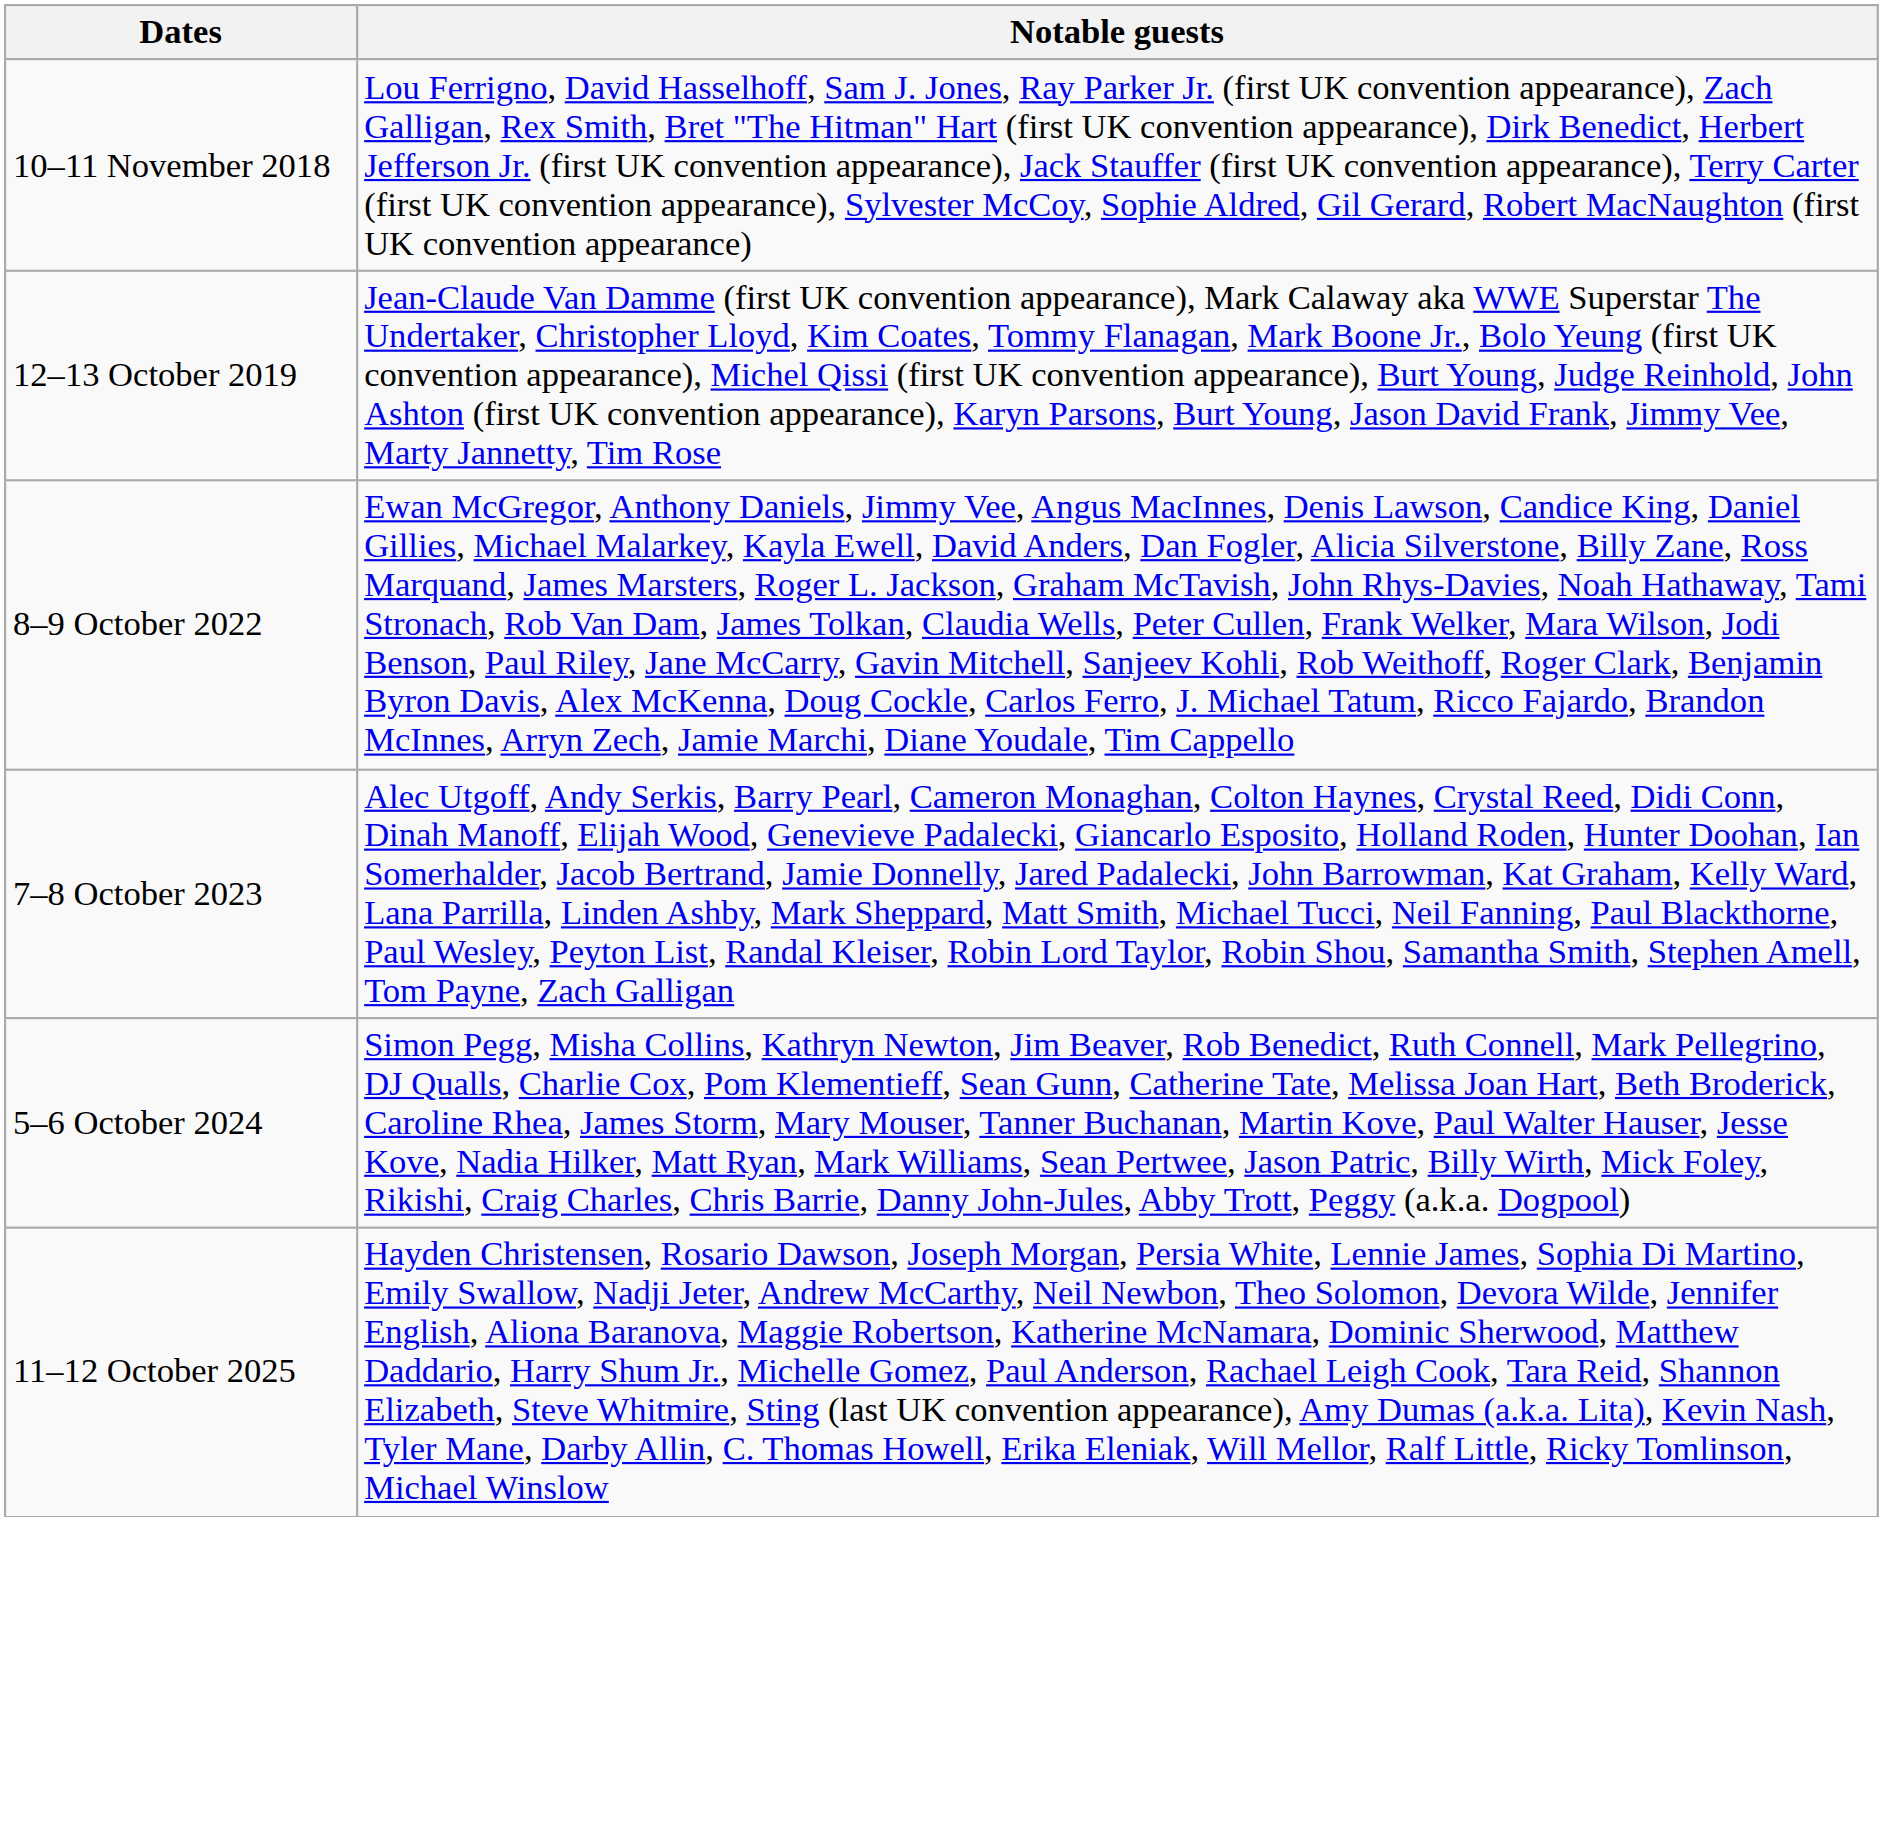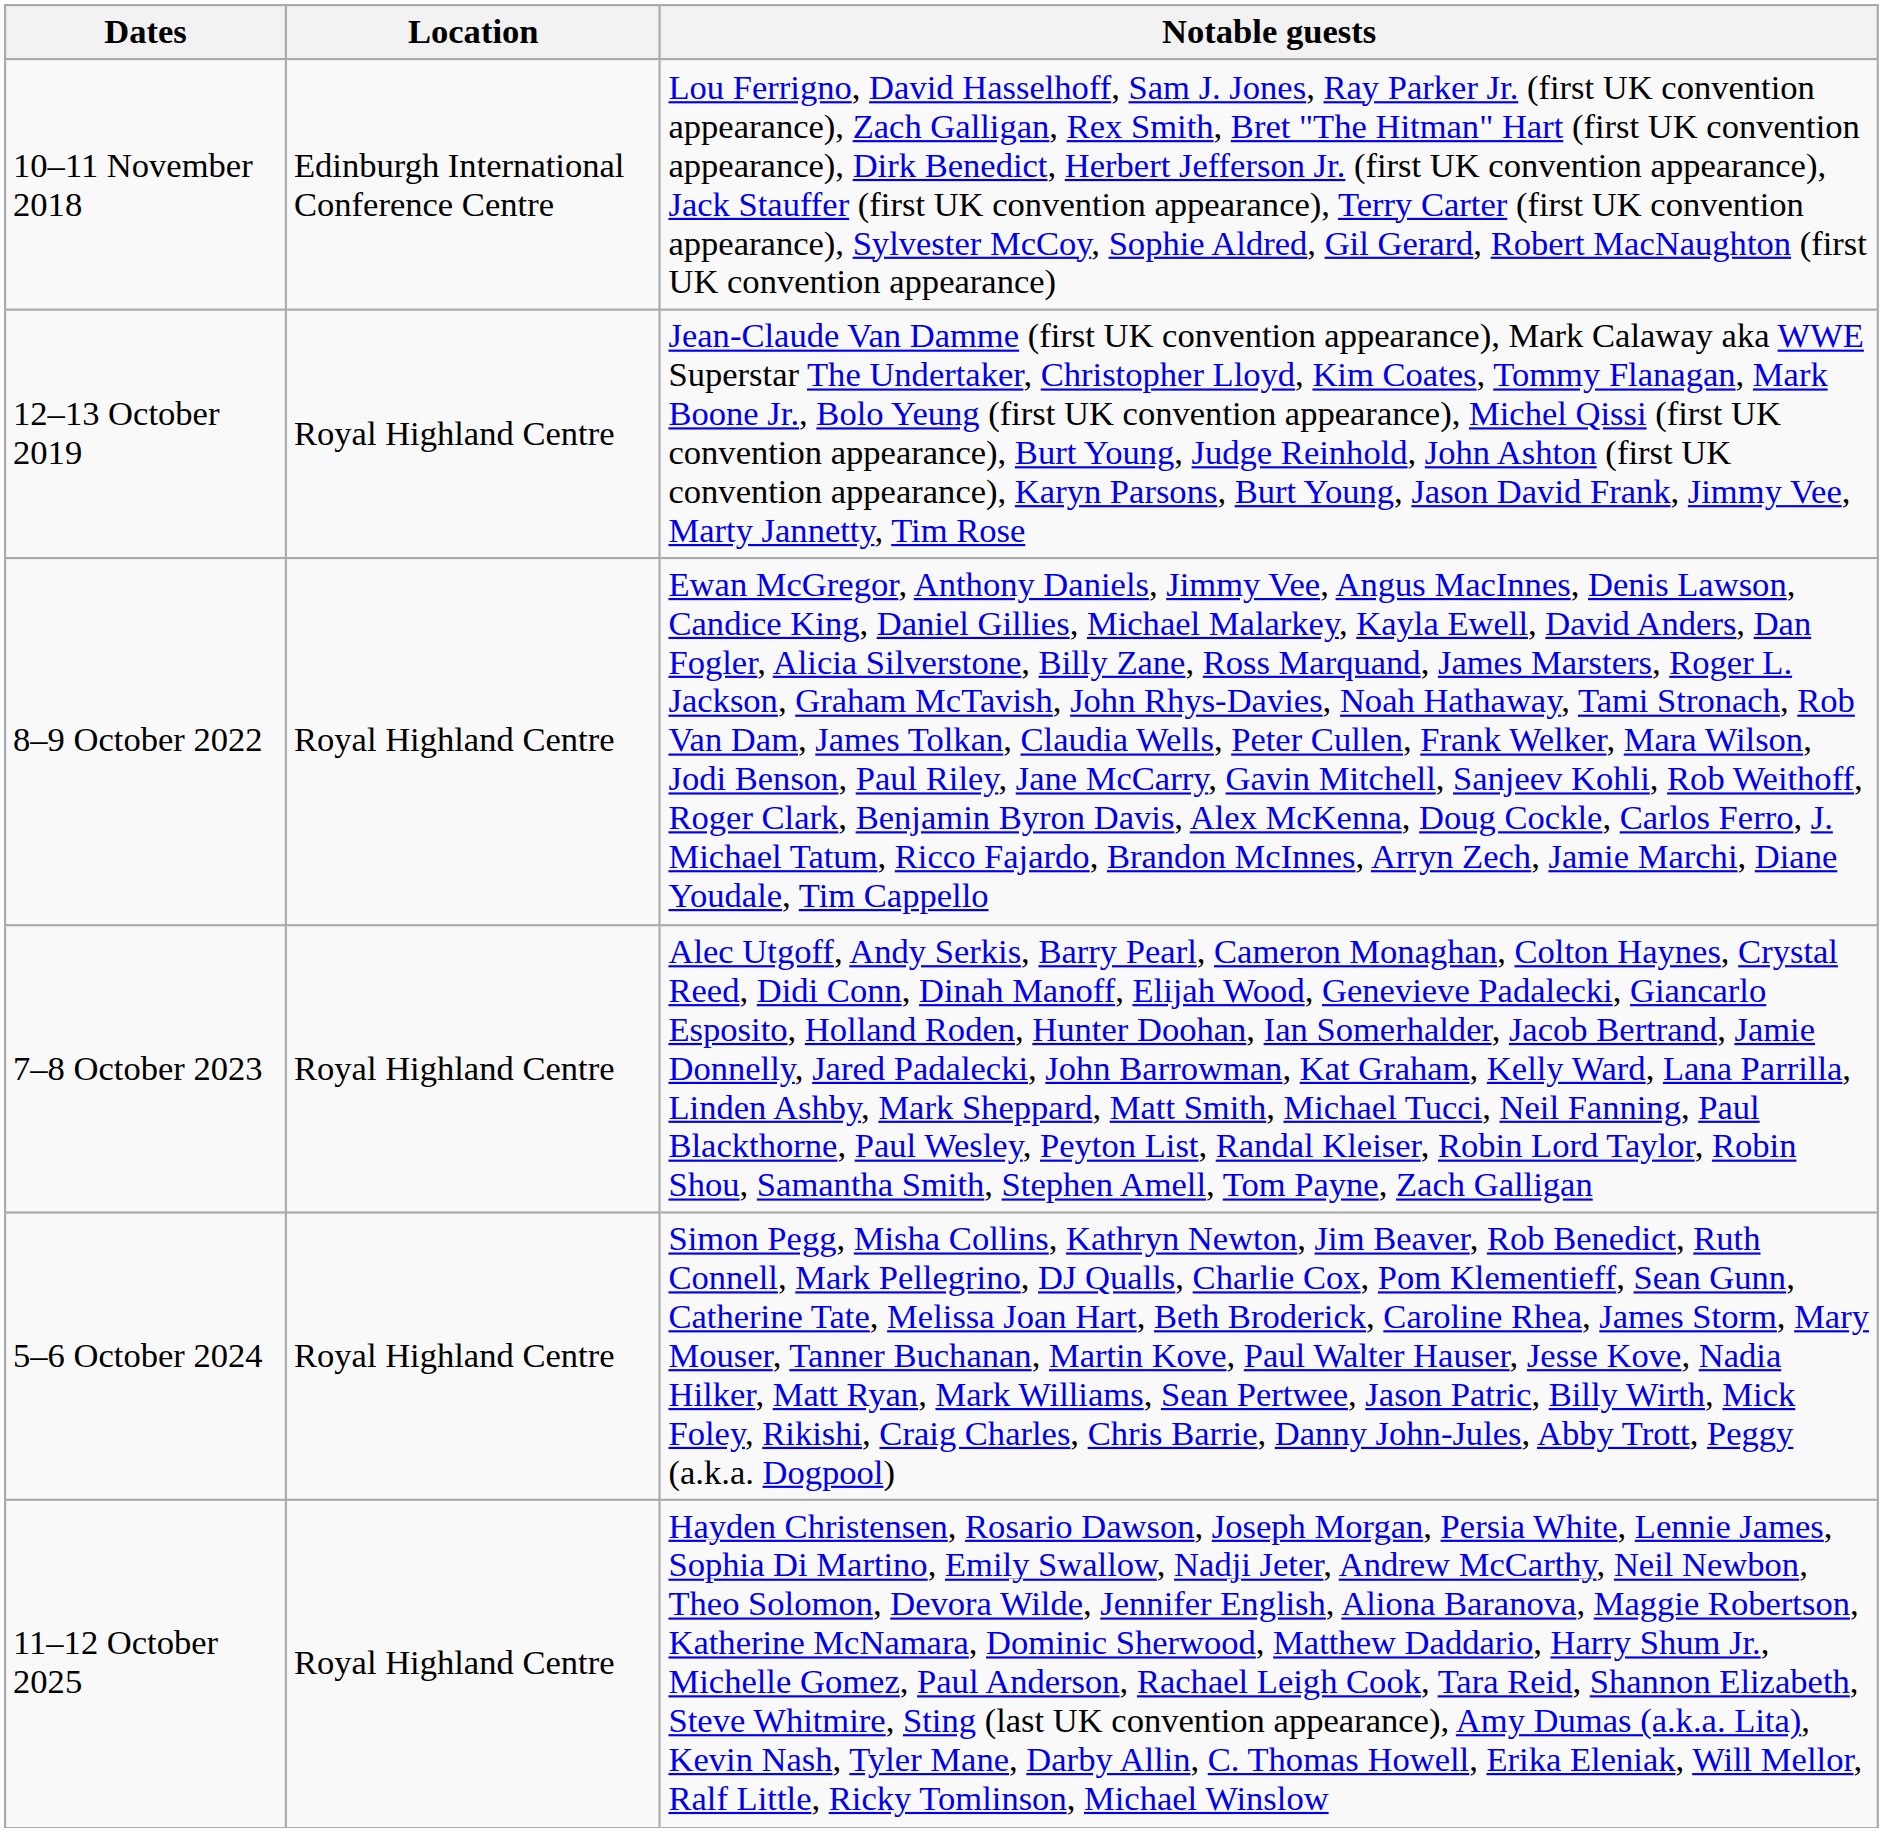+ column: (473, 31)
